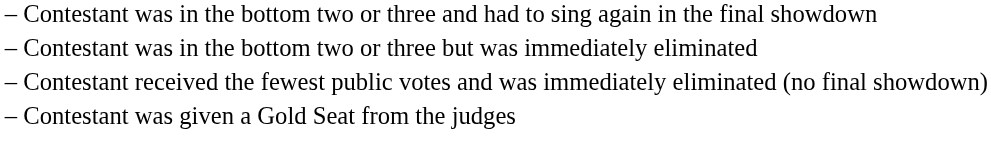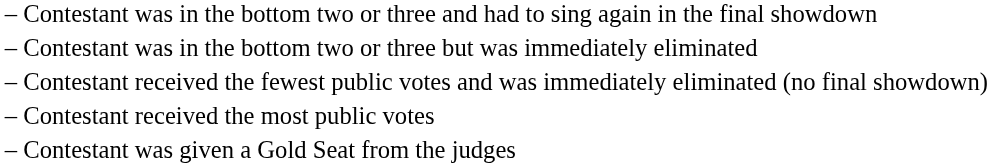+ row: (229, 115)
